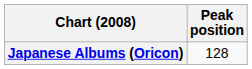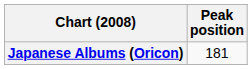(217, 53) 128 -> (217, 53) 181
